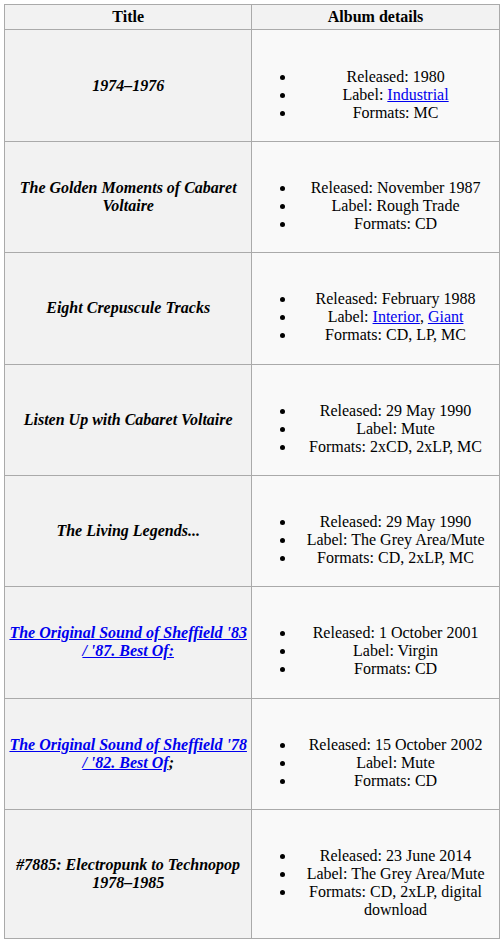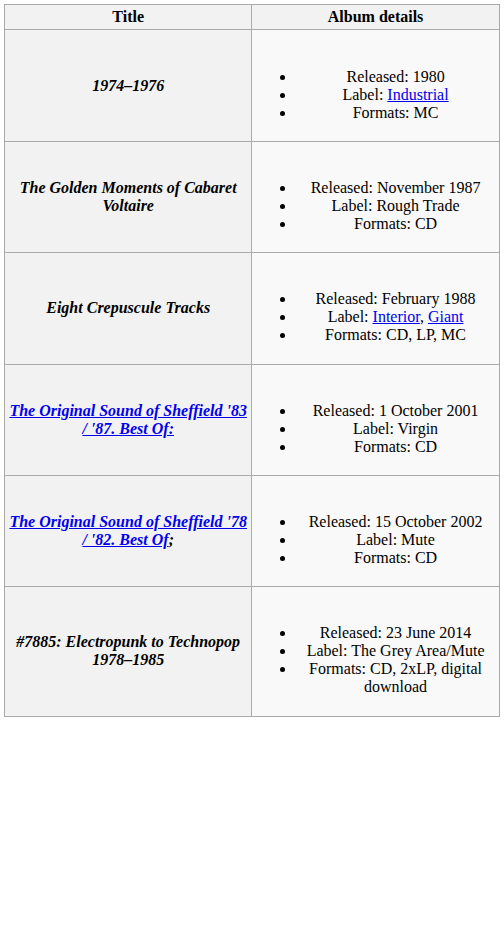- row: (128, 419)
- row: (128, 531)
